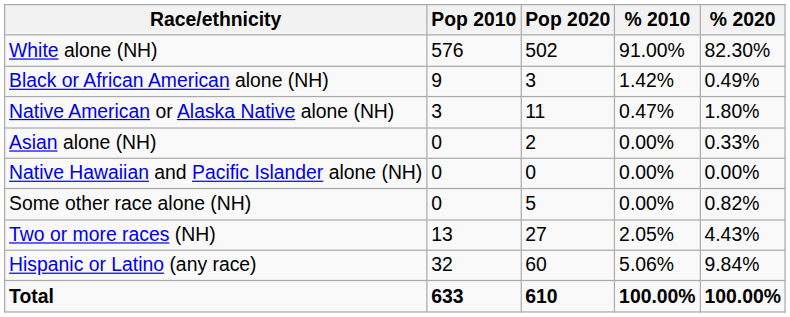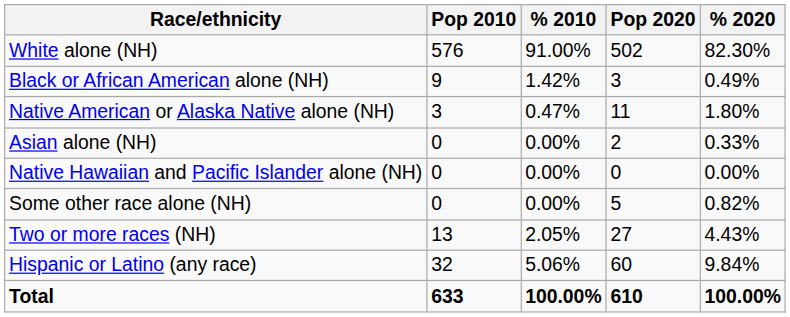columns swapped: (568, 19) <-> (657, 19)
